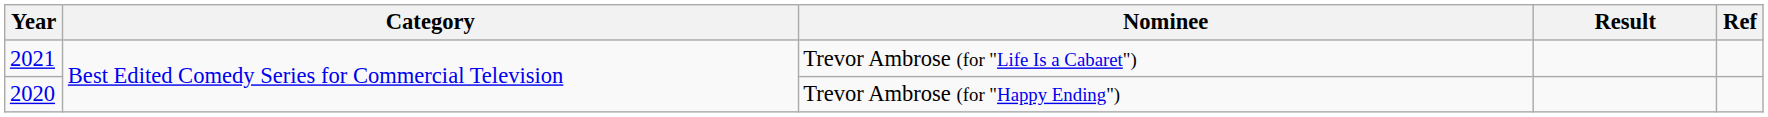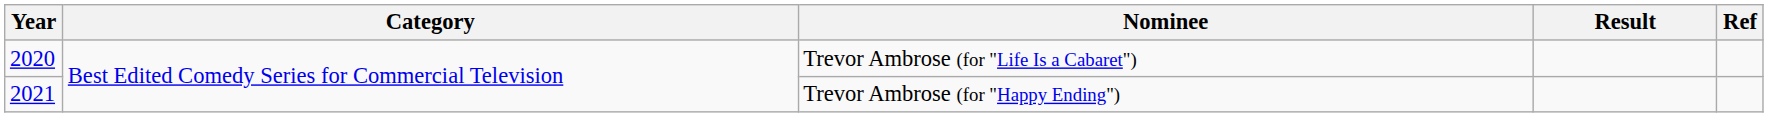(32, 58) 2021 -> (32, 58) 2020
(32, 93) 2020 -> (32, 93) 2021
